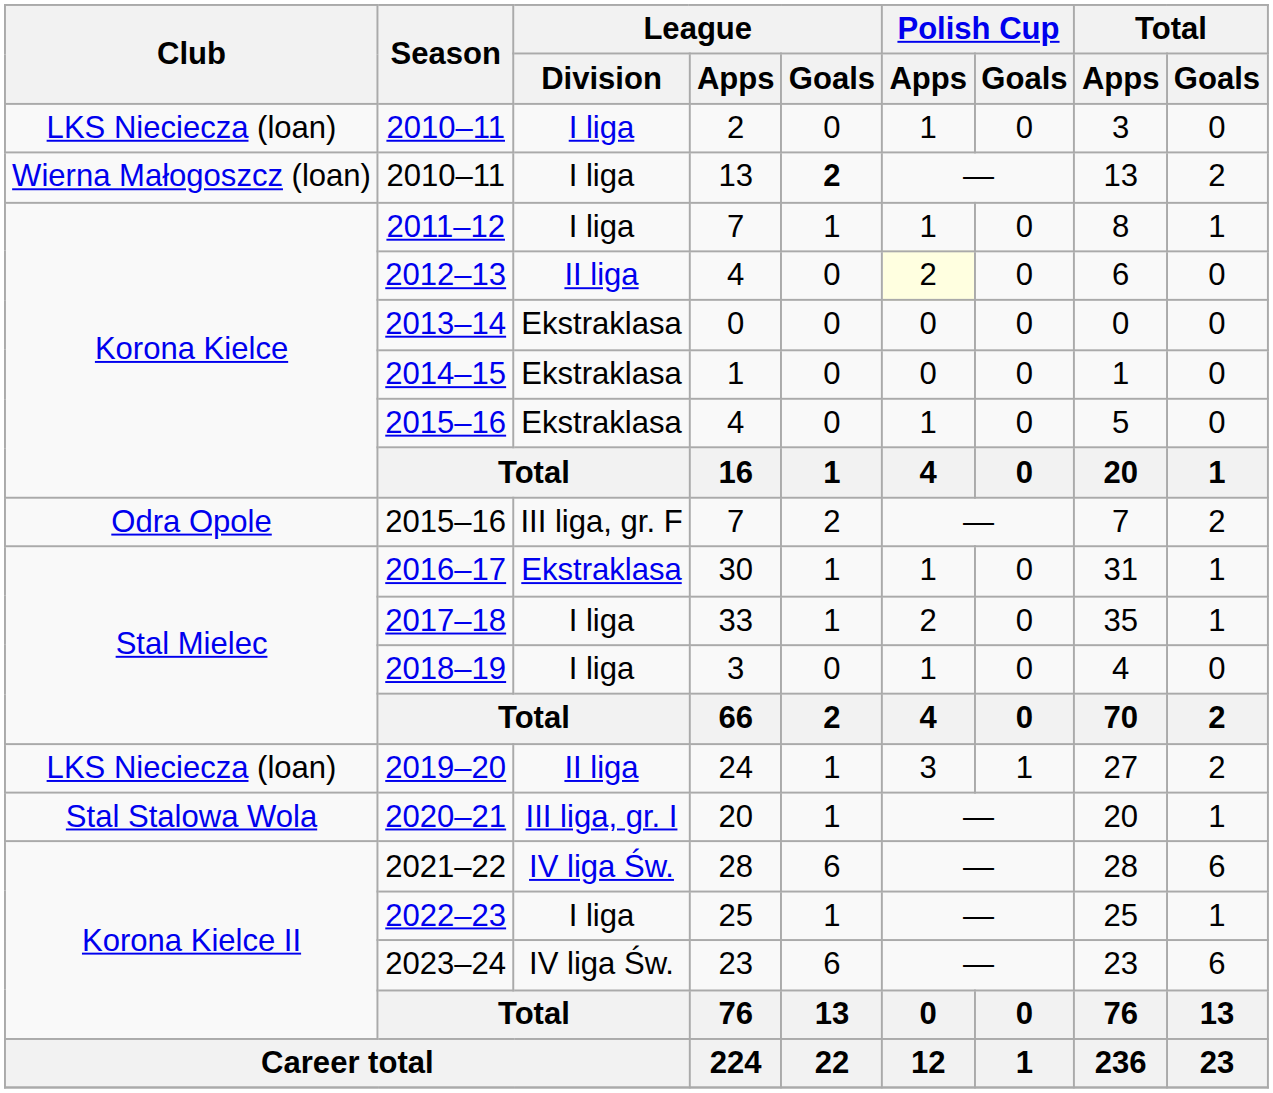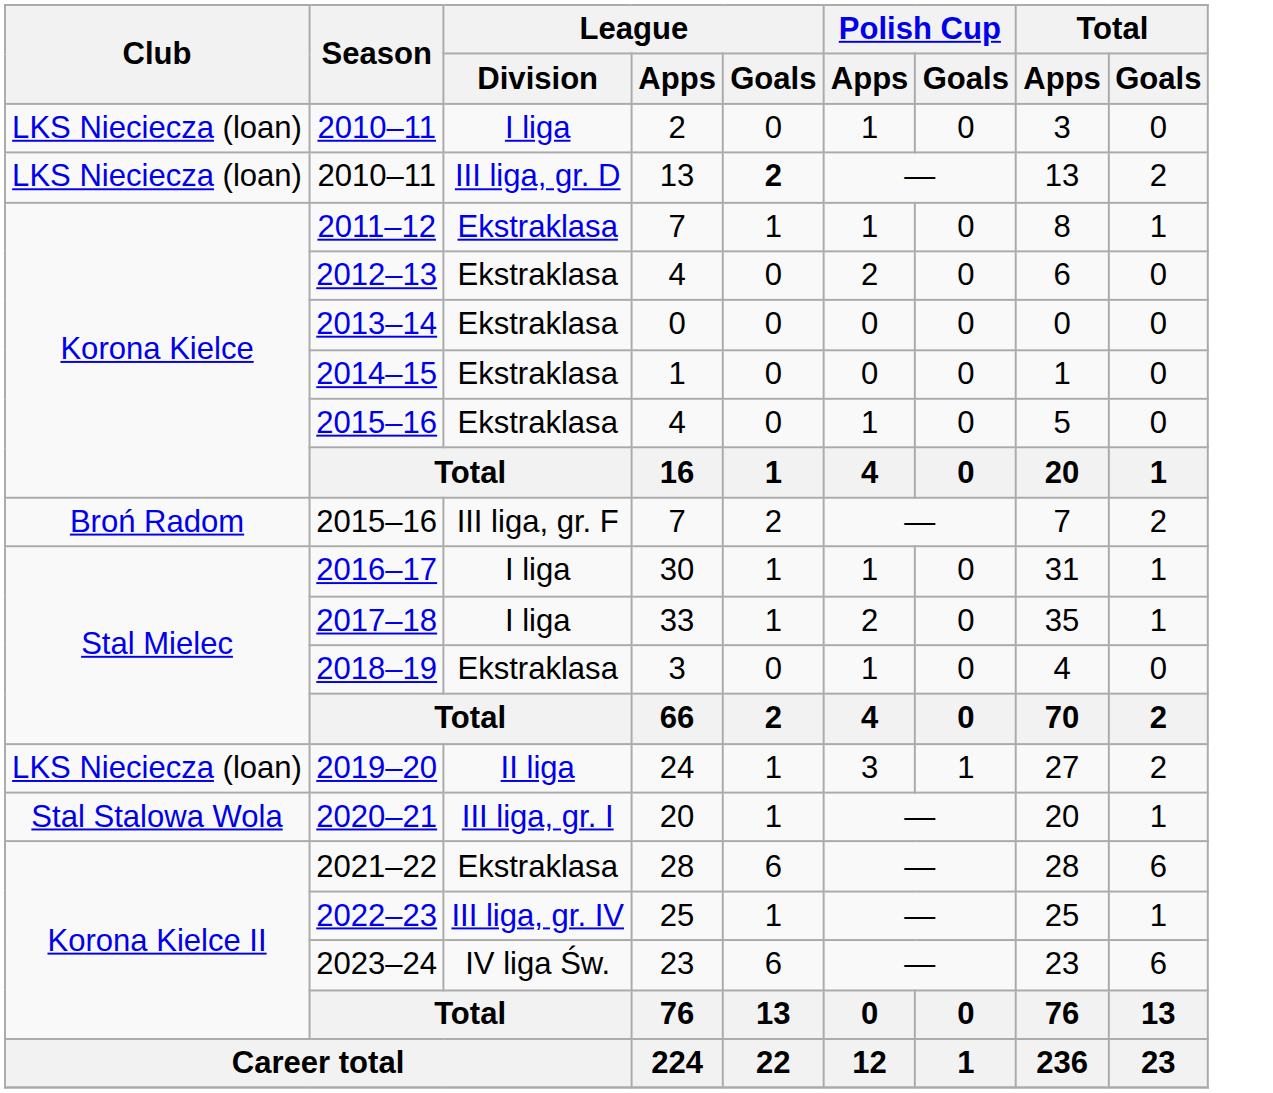(192, 176) Wierna Małogoszcz (loan) -> (157, 176) LKS Nieciecza (loan)
(602, 176) I liga -> (538, 176) III liga, gr. D
(602, 226) I liga -> (538, 226) Ekstraklasa
(602, 275) II liga -> (538, 275) Ekstraklasa
(928, 275) lightyellow background -> (870, 275) no background
(192, 521) Odra Opole -> (157, 521) Broń Radom
(602, 570) Ekstraklasa -> (538, 570) I liga
(602, 669) I liga -> (538, 669) Ekstraklasa
(602, 865) IV liga Św. -> (538, 865) Ekstraklasa
(602, 915) I liga -> (538, 915) III liga, gr. IV
